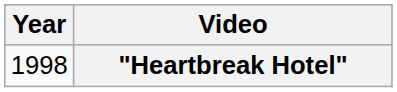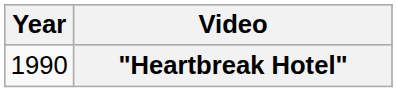(39, 65) 1998 -> (39, 65) 1990
